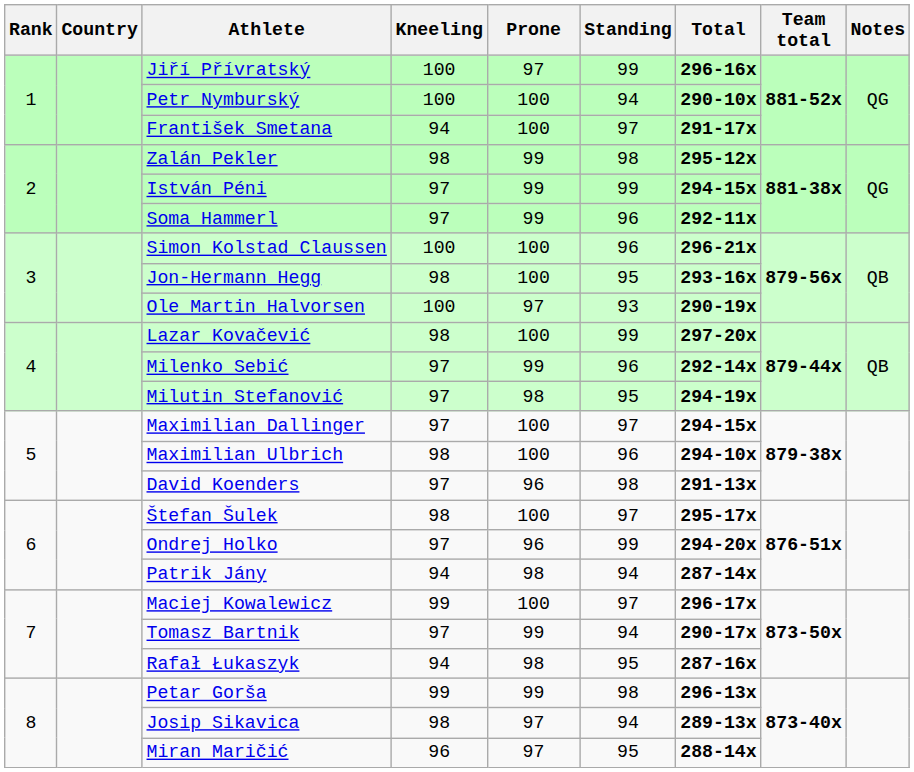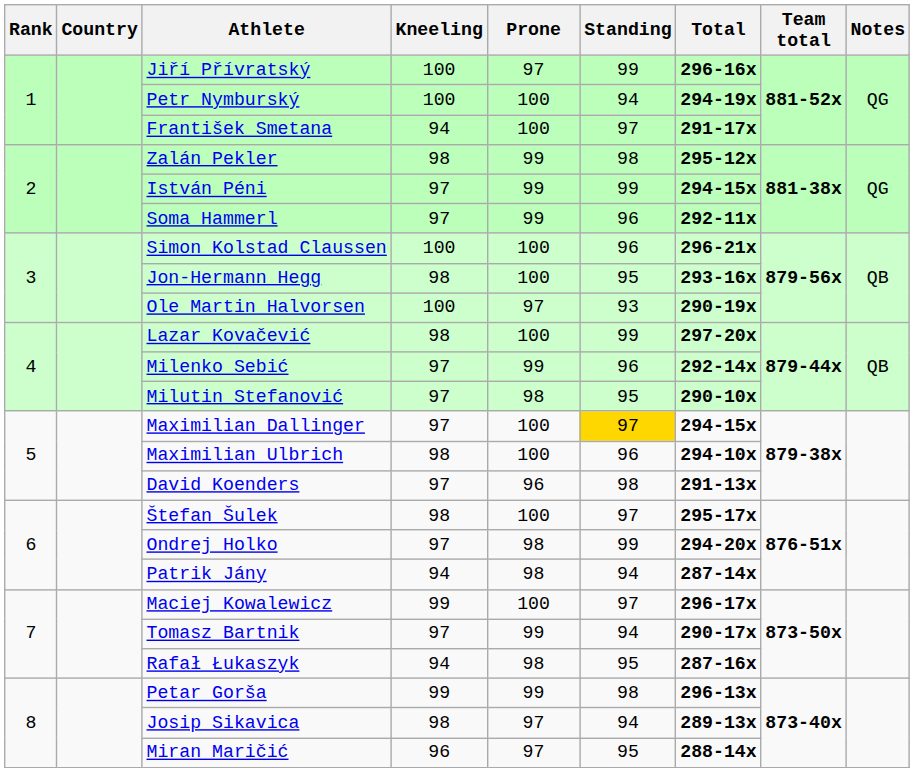(718, 100) 290-10x -> (718, 100) 294-19x
(718, 396) 294-19x -> (718, 396) 290-10x
(628, 426) no background -> (628, 426) gold background
(534, 545) 96 -> (534, 545) 98
